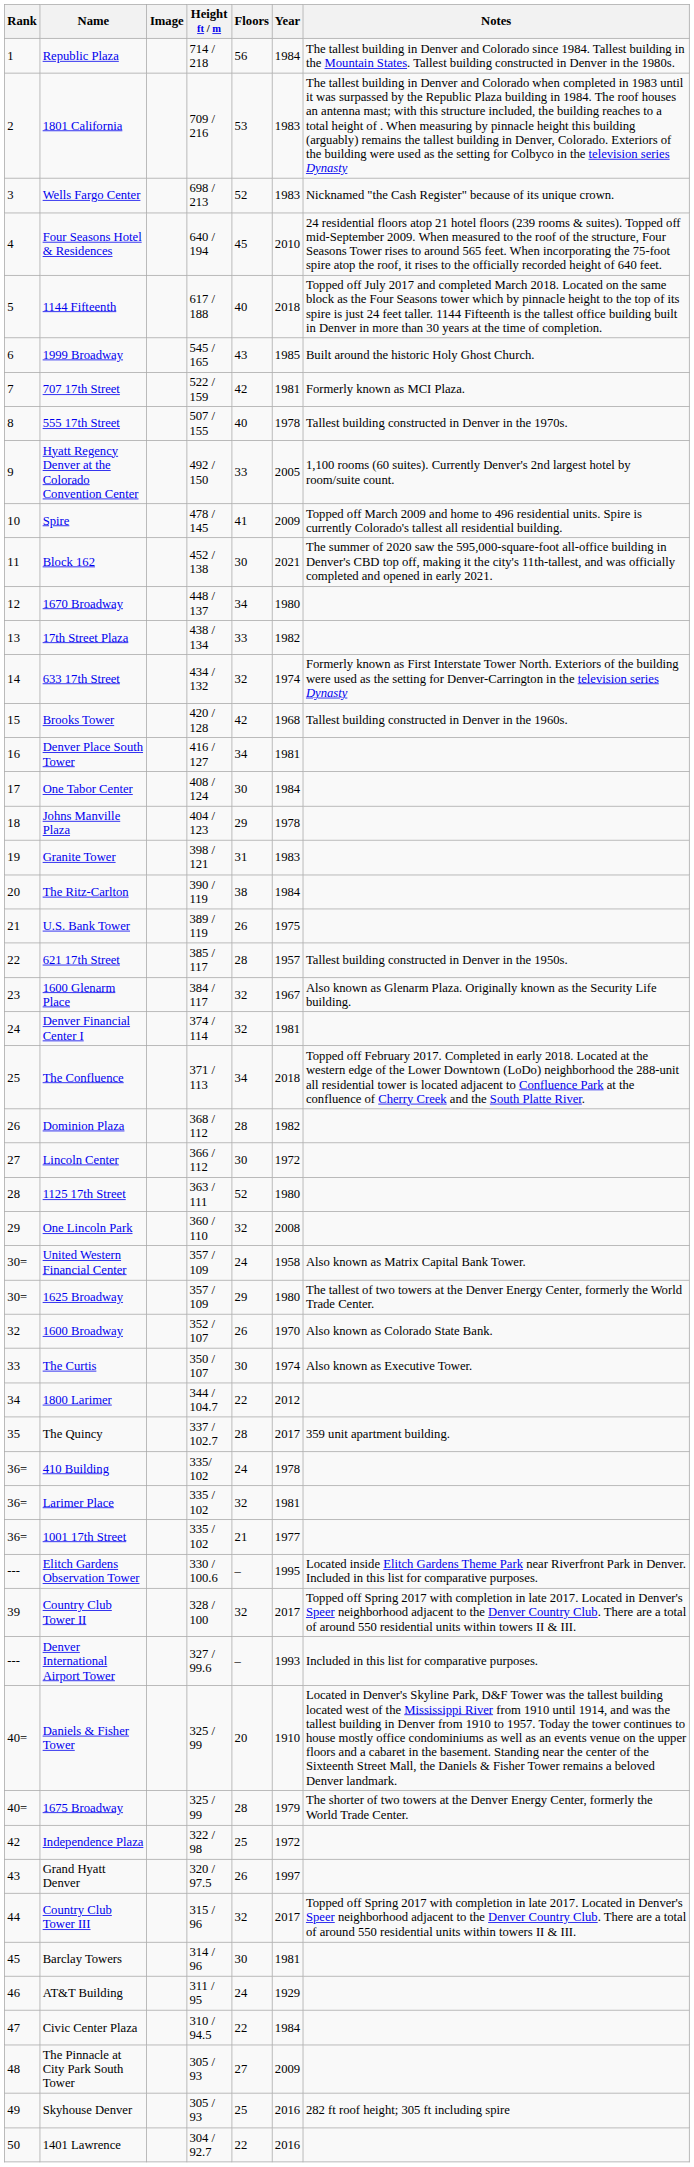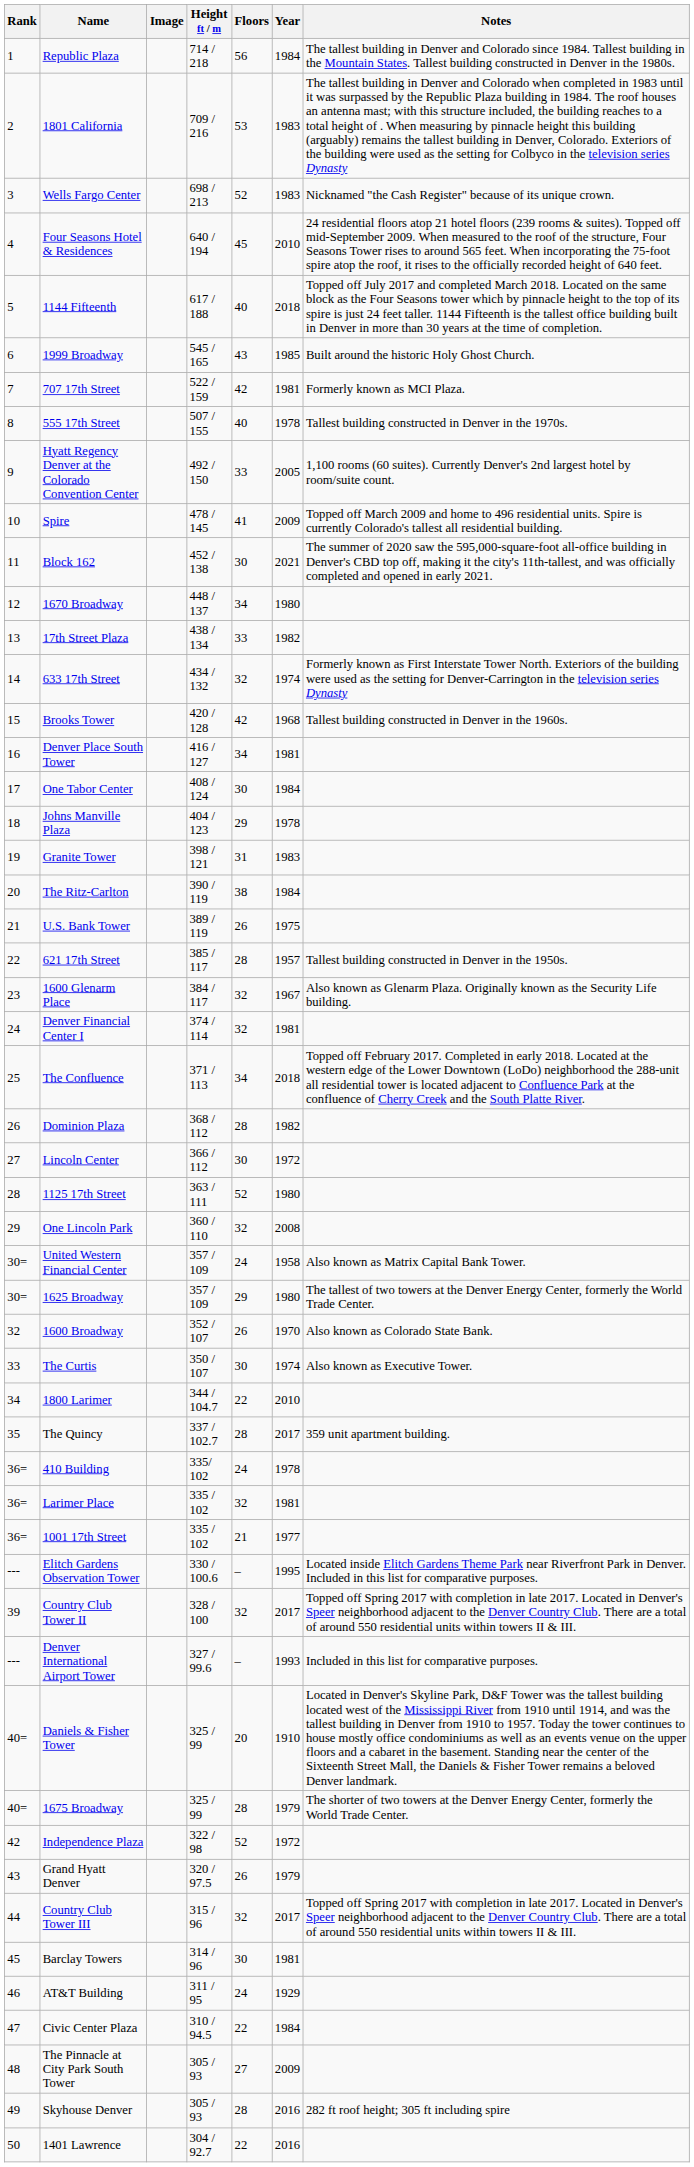(287, 1399) 2012 -> (287, 1399) 2010
(241, 1842) 25 -> (241, 1842) 52
(287, 1876) 1997 -> (287, 1876) 1979
(241, 2110) 25 -> (241, 2110) 28
